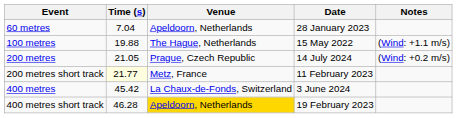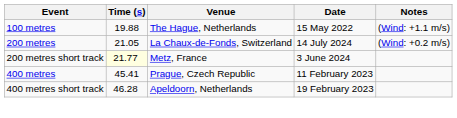- row: (28, 27)
(203, 58) Prague, Czech Republic -> (221, 43) La Chaux-de-Fonds, Switzerland
(335, 74) 11 February 2023 -> (323, 58) 3 June 2024
(127, 89) 45.42 -> (127, 74) 45.41
(221, 89) La Chaux-de-Fonds, Switzerland -> (203, 74) Prague, Czech Republic
(323, 89) 3 June 2024 -> (335, 74) 11 February 2023
(201, 105) gold background -> (201, 89) no background
